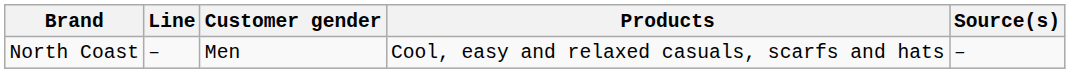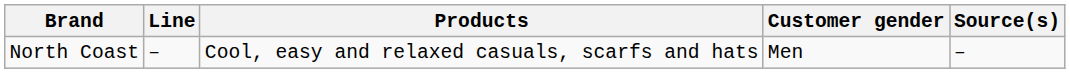columns swapped: (293, 21) <-> (668, 21)
